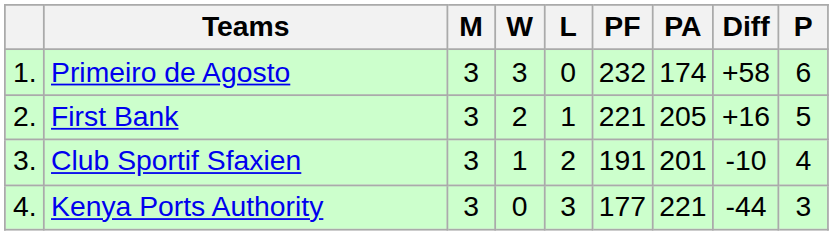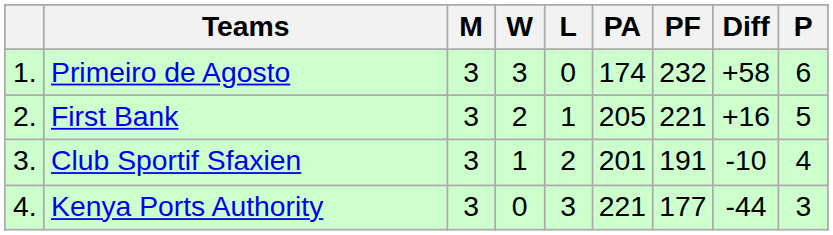columns swapped: (622, 26) <-> (683, 26)
